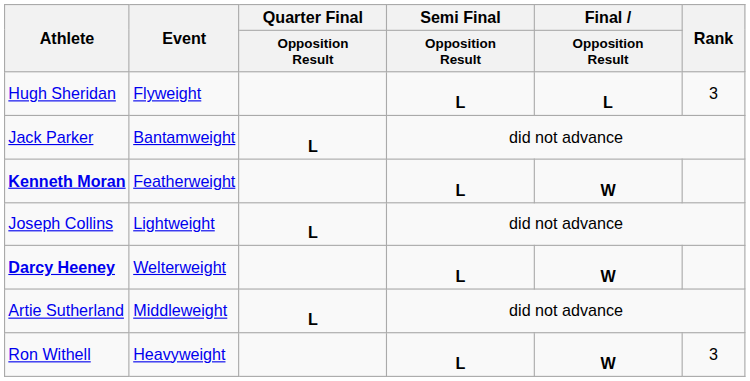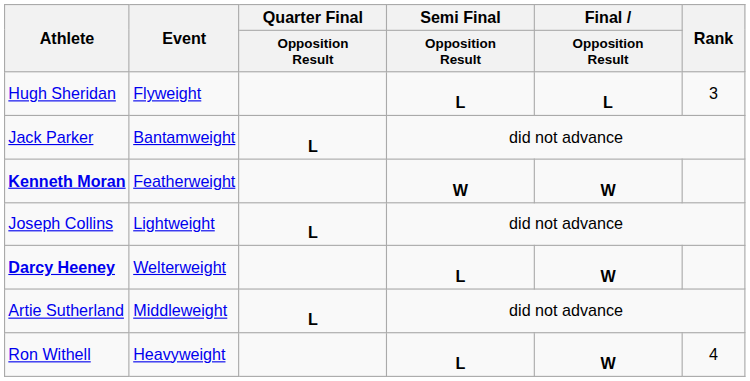(460, 190) L -> (460, 190) W
(714, 355) 3 -> (714, 355) 4
